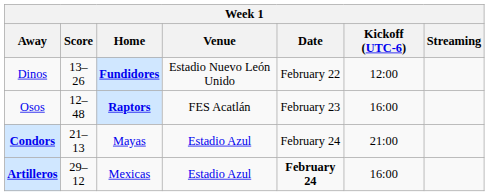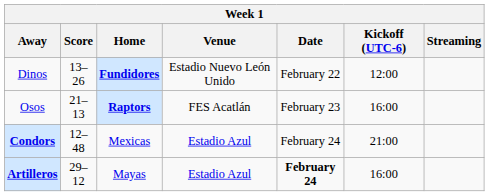(78, 107) 12–48 -> (78, 107) 21–13
(78, 140) 21–13 -> (78, 140) 12–48
(129, 140) Mayas -> (129, 140) Mexicas
(129, 174) Mexicas -> (129, 174) Mayas
